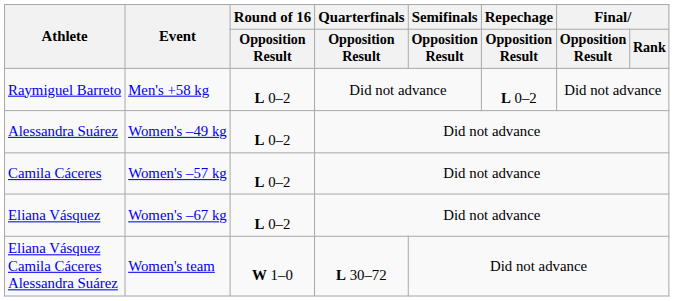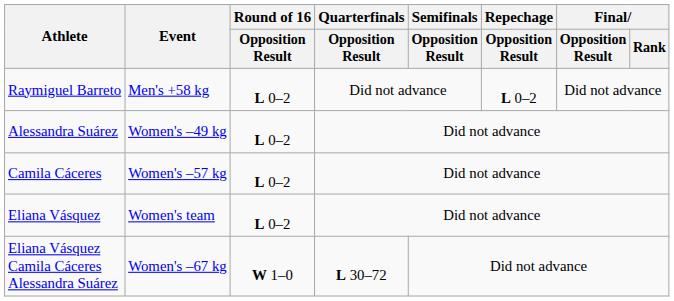(177, 215) Women's –67 kg -> (171, 215) Women's team
(171, 266) Women's team -> (177, 266) Women's –67 kg
